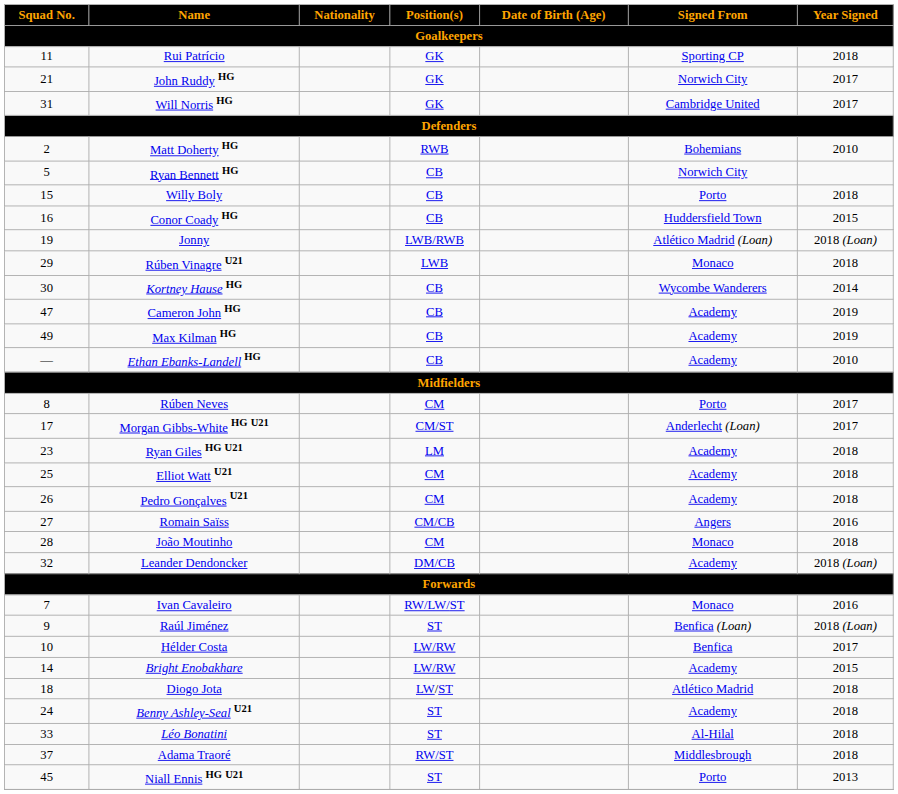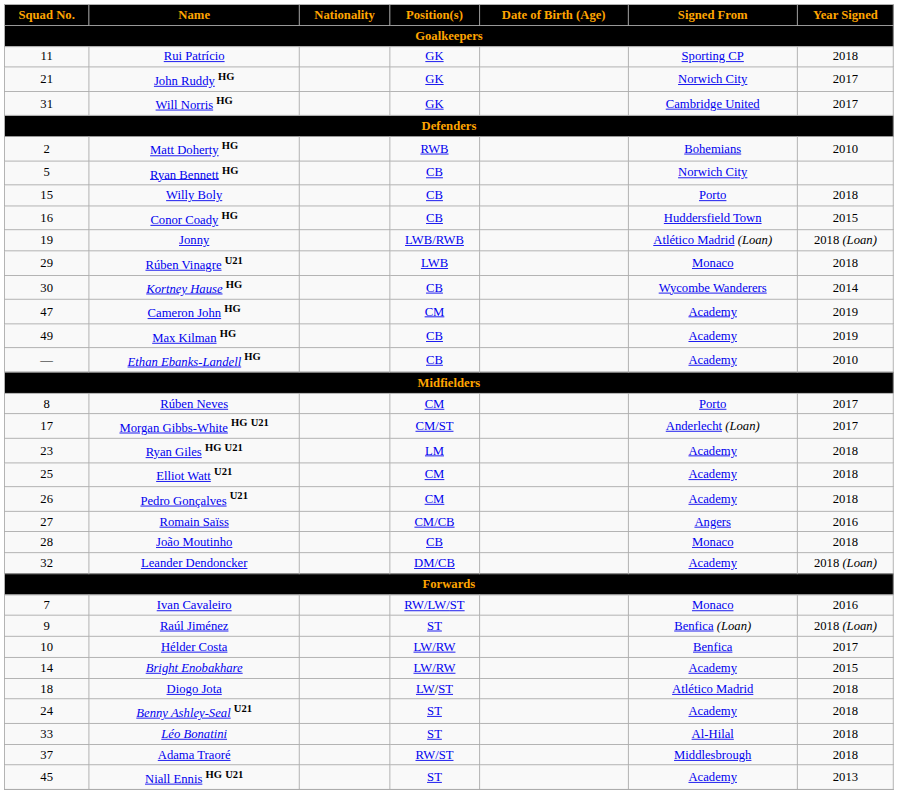(434, 312) CB -> (434, 312) CM
(434, 542) CM -> (434, 542) CB
(713, 777) Porto -> (713, 777) Academy
